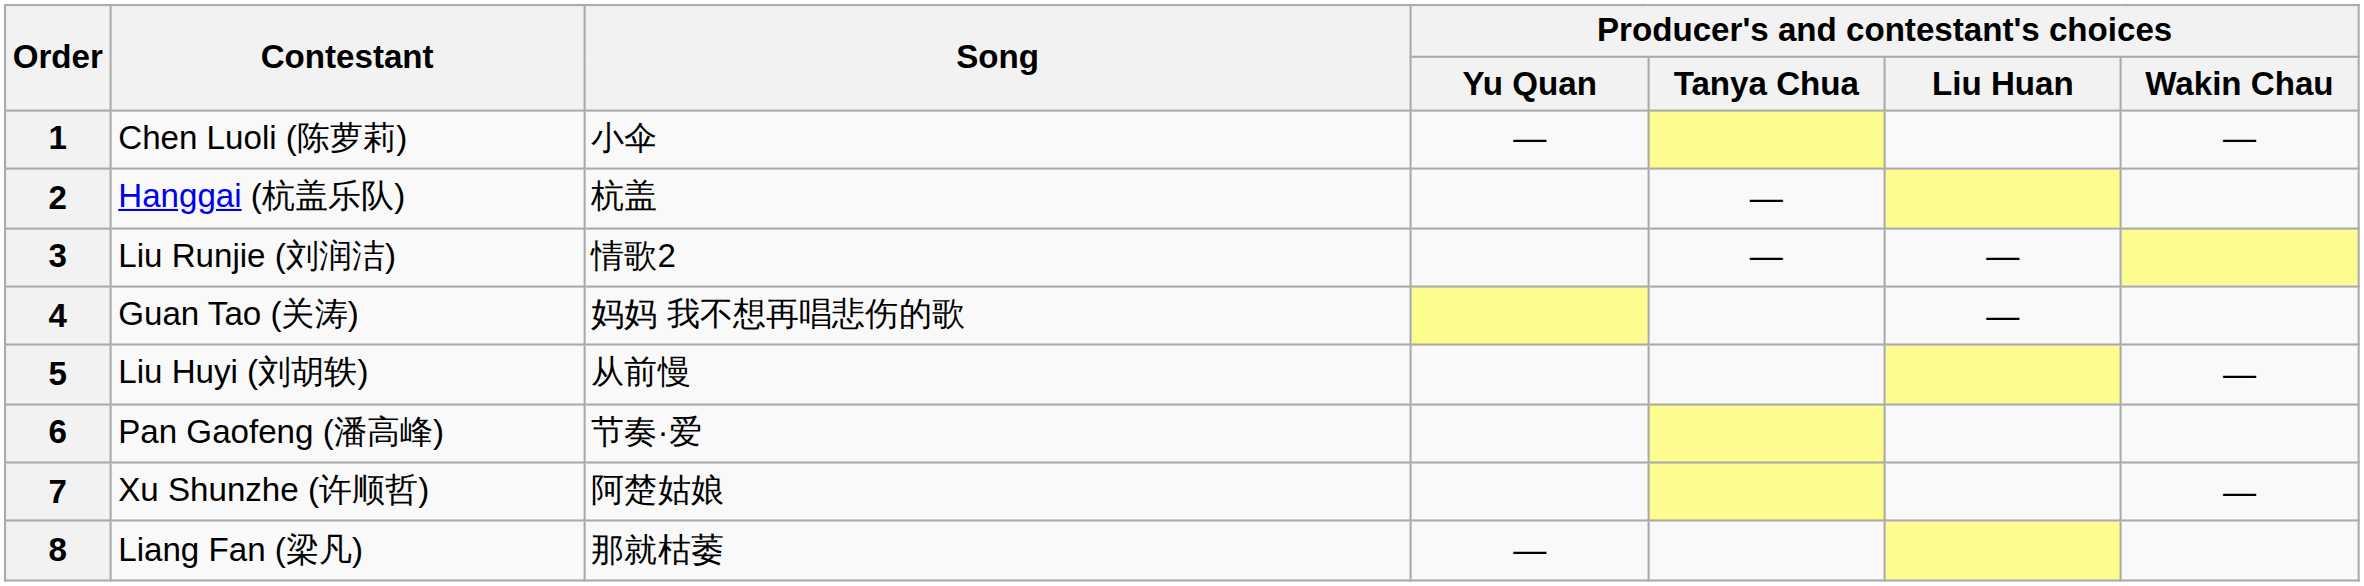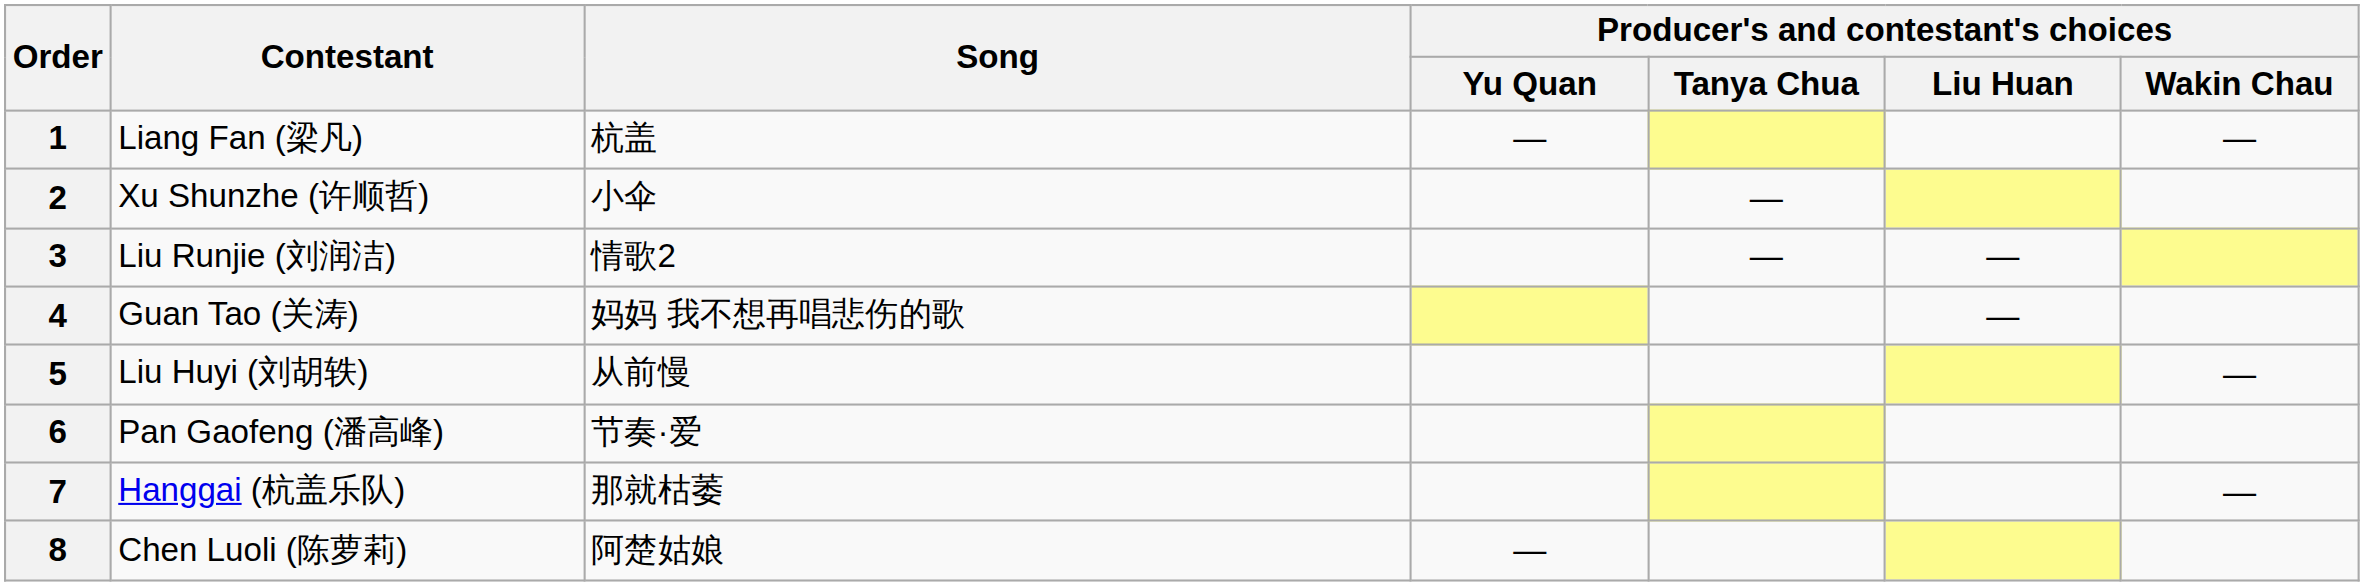(263, 137) Chen Luoli (陈萝莉) -> (241, 137) Liang Fan (梁凡)
(624, 137) 小伞 -> (624, 137) 杭盖
(262, 196) Hanggai (杭盖乐队) -> (274, 196) Xu Shunzhe (许顺哲)
(624, 196) 杭盖 -> (624, 196) 小伞
(274, 490) Xu Shunzhe (许顺哲) -> (262, 490) Hanggai (杭盖乐队)
(658, 490) 阿楚姑娘 -> (658, 490) 那就枯萎
(241, 549) Liang Fan (梁凡) -> (263, 549) Chen Luoli (陈萝莉)
(658, 549) 那就枯萎 -> (658, 549) 阿楚姑娘
